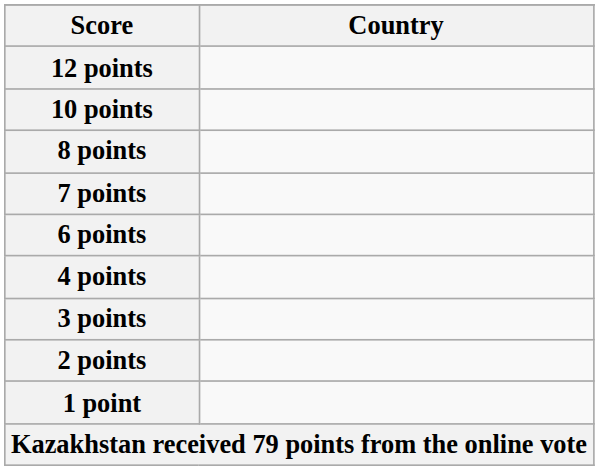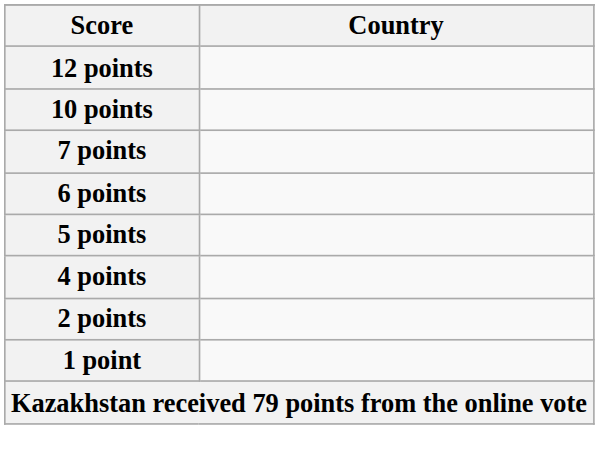- row: (102, 151)
+ row: (102, 234)
- row: (102, 318)
